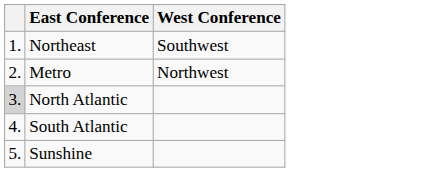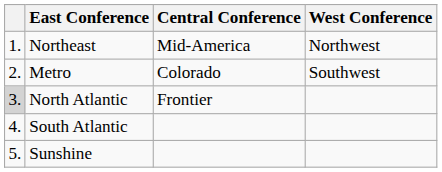+ column: (229, 18)
(193, 45) Southwest -> (344, 45) Northwest
(193, 72) Northwest -> (344, 72) Southwest
